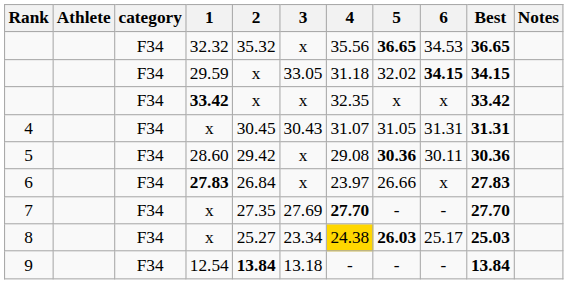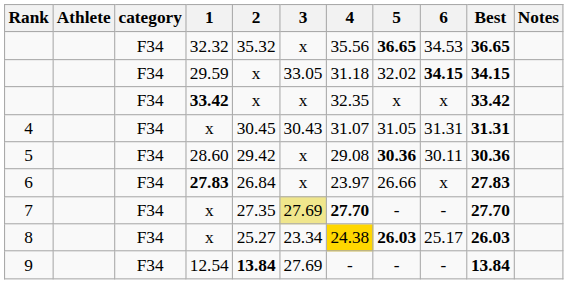(303, 210) no background -> (303, 210) khaki background
(490, 237) 25.03 -> (490, 237) 26.03
(303, 264) 13.18 -> (303, 264) 27.69
